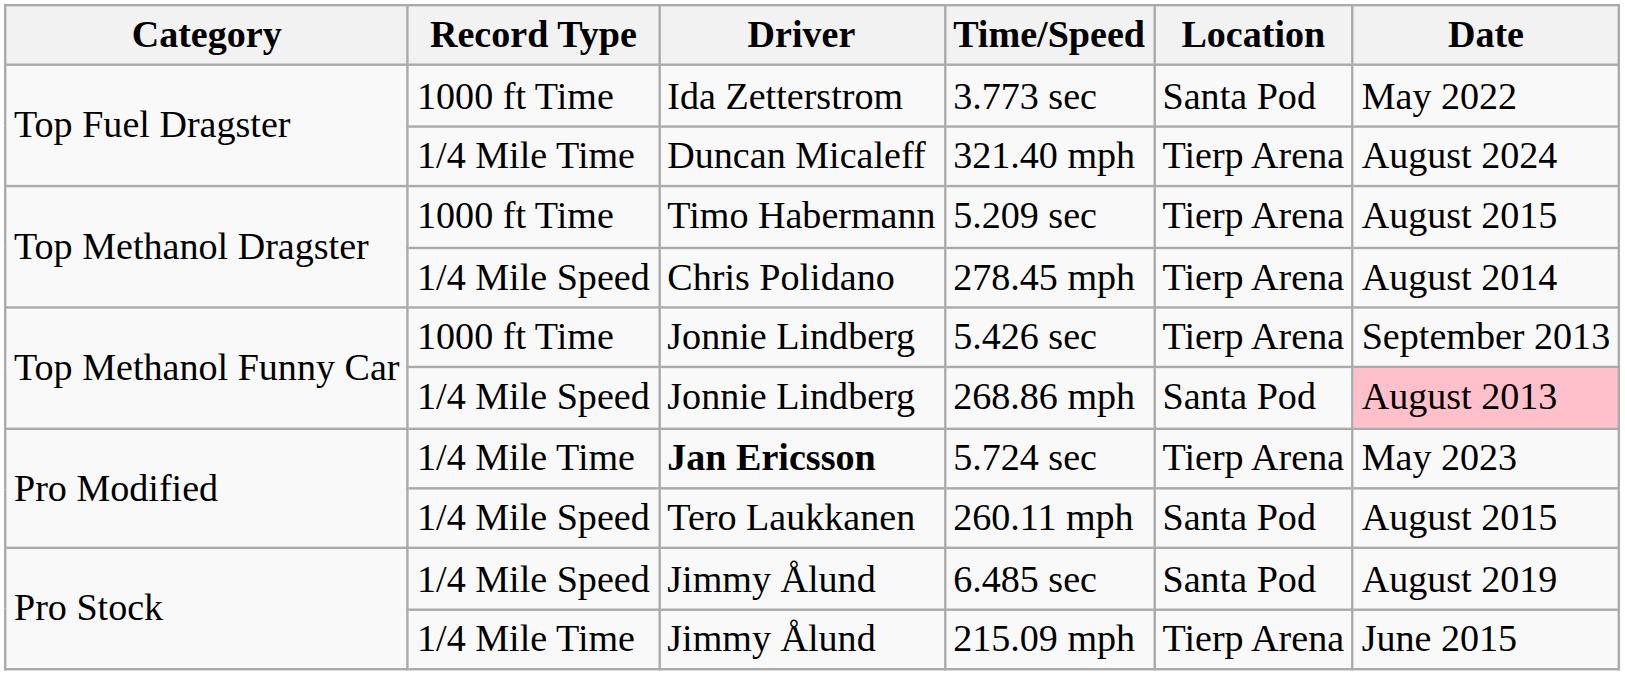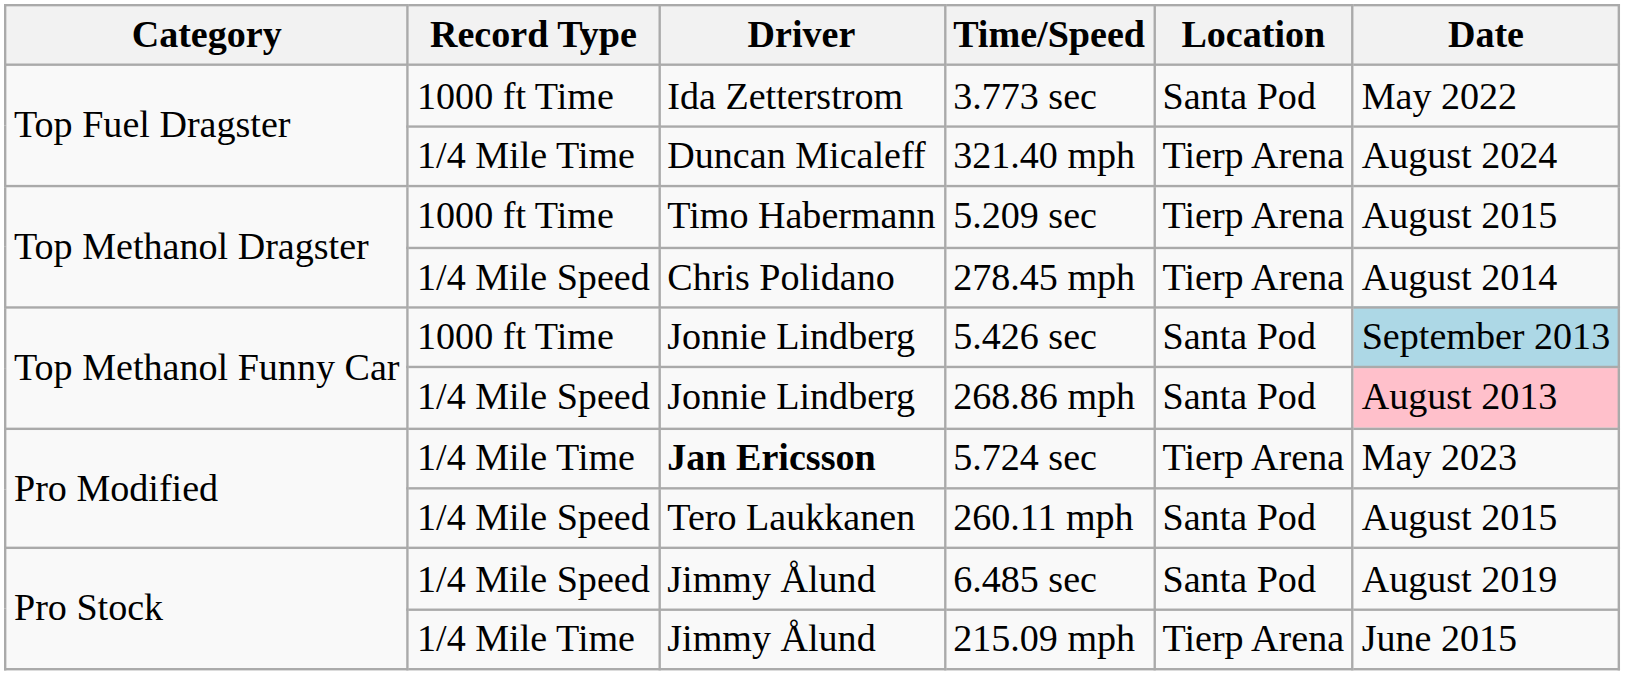(1253, 336) Tierp Arena -> (1239, 336) Santa Pod
(1486, 336) no background -> (1486, 336) lightblue background
